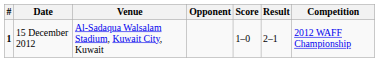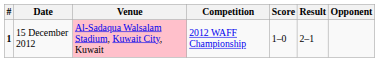columns swapped: (210, 12) <-> (333, 12)
(119, 38) no background -> (119, 38) pink background
